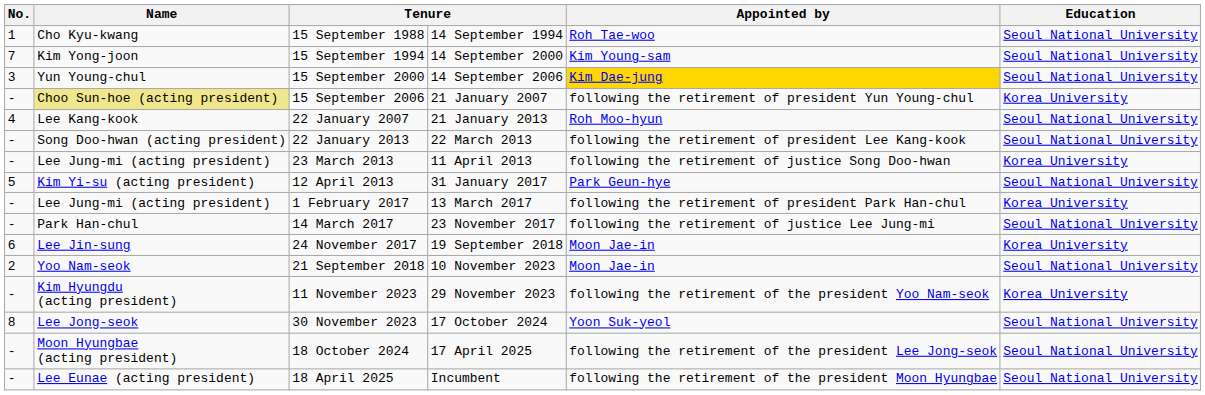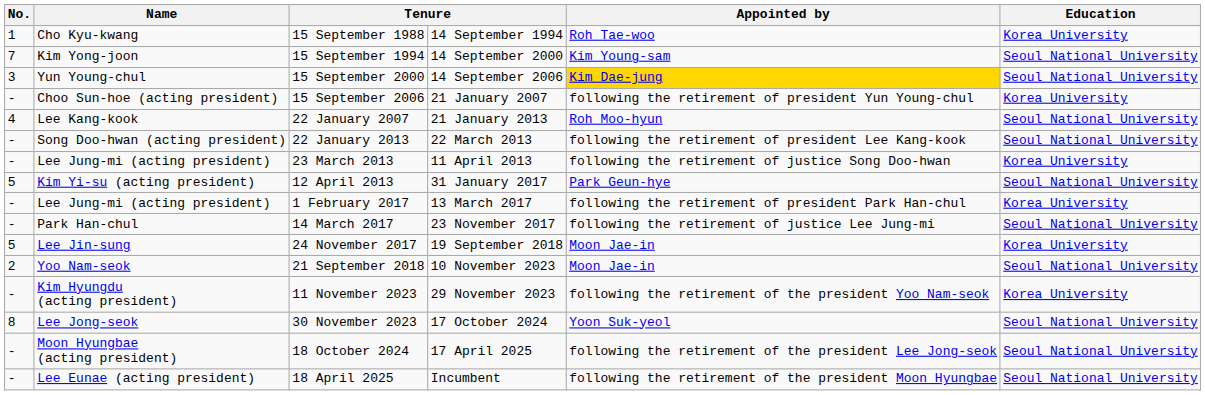(1101, 36) Seoul National University -> (1066, 36) Korea University
(158, 99) khaki background -> (158, 99) no background
(12, 246) 6 -> (12, 246) 5
